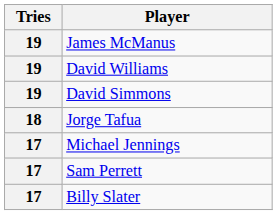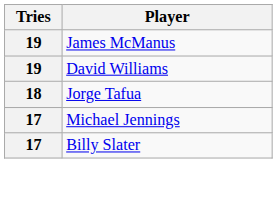- row: (118, 94)
- row: (104, 171)
